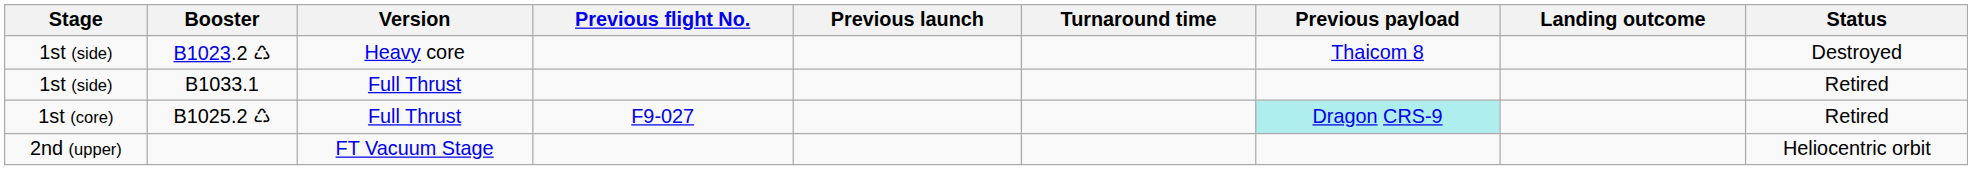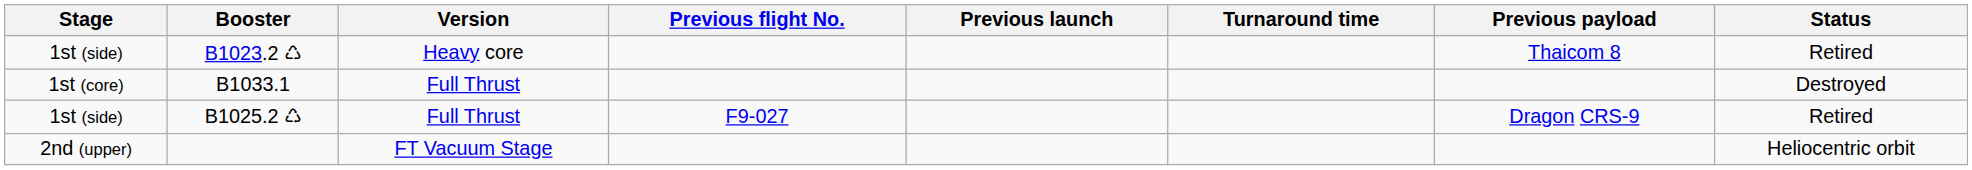- column: (1623, 20)
(1857, 52) Destroyed -> (1841, 52) Retired
(76, 84) 1st (side) -> (86, 84) 1st (core)
(1857, 84) Retired -> (1841, 84) Destroyed
(76, 116) 1st (core) -> (86, 116) 1st (side)
(1378, 116) paleturquoise background -> (1574, 116) no background
